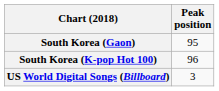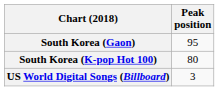(193, 59) 96 -> (193, 59) 80
